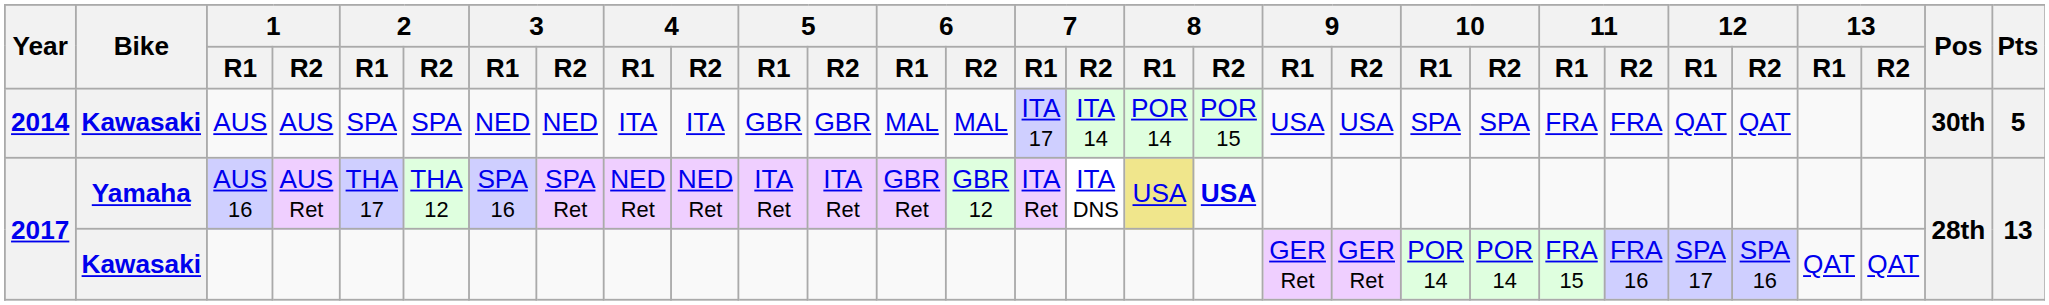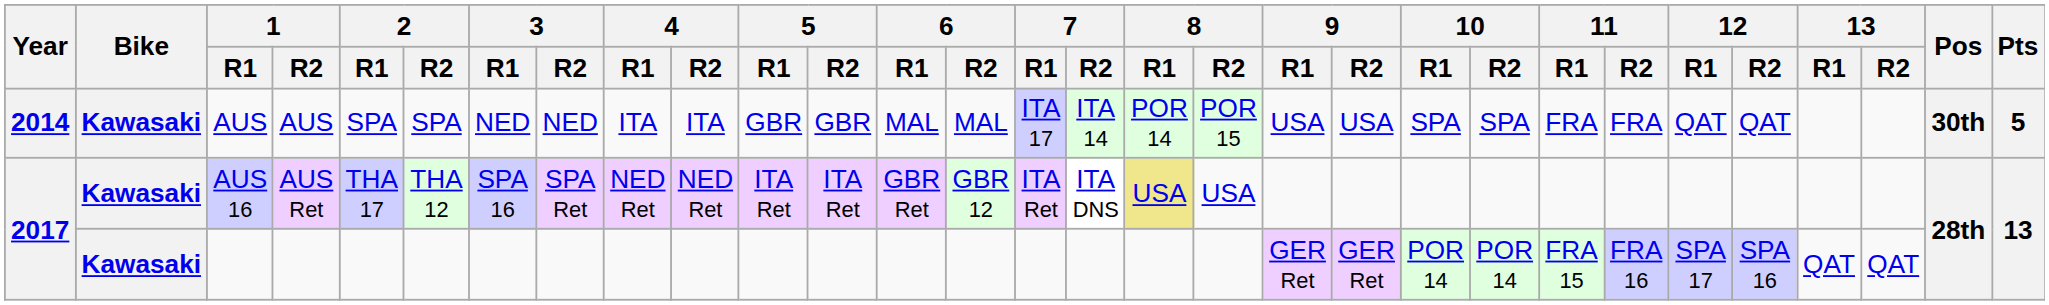(141, 194) Yamaha -> (141, 194) Kawasaki
(1228, 194) bold -> (1228, 194) normal
